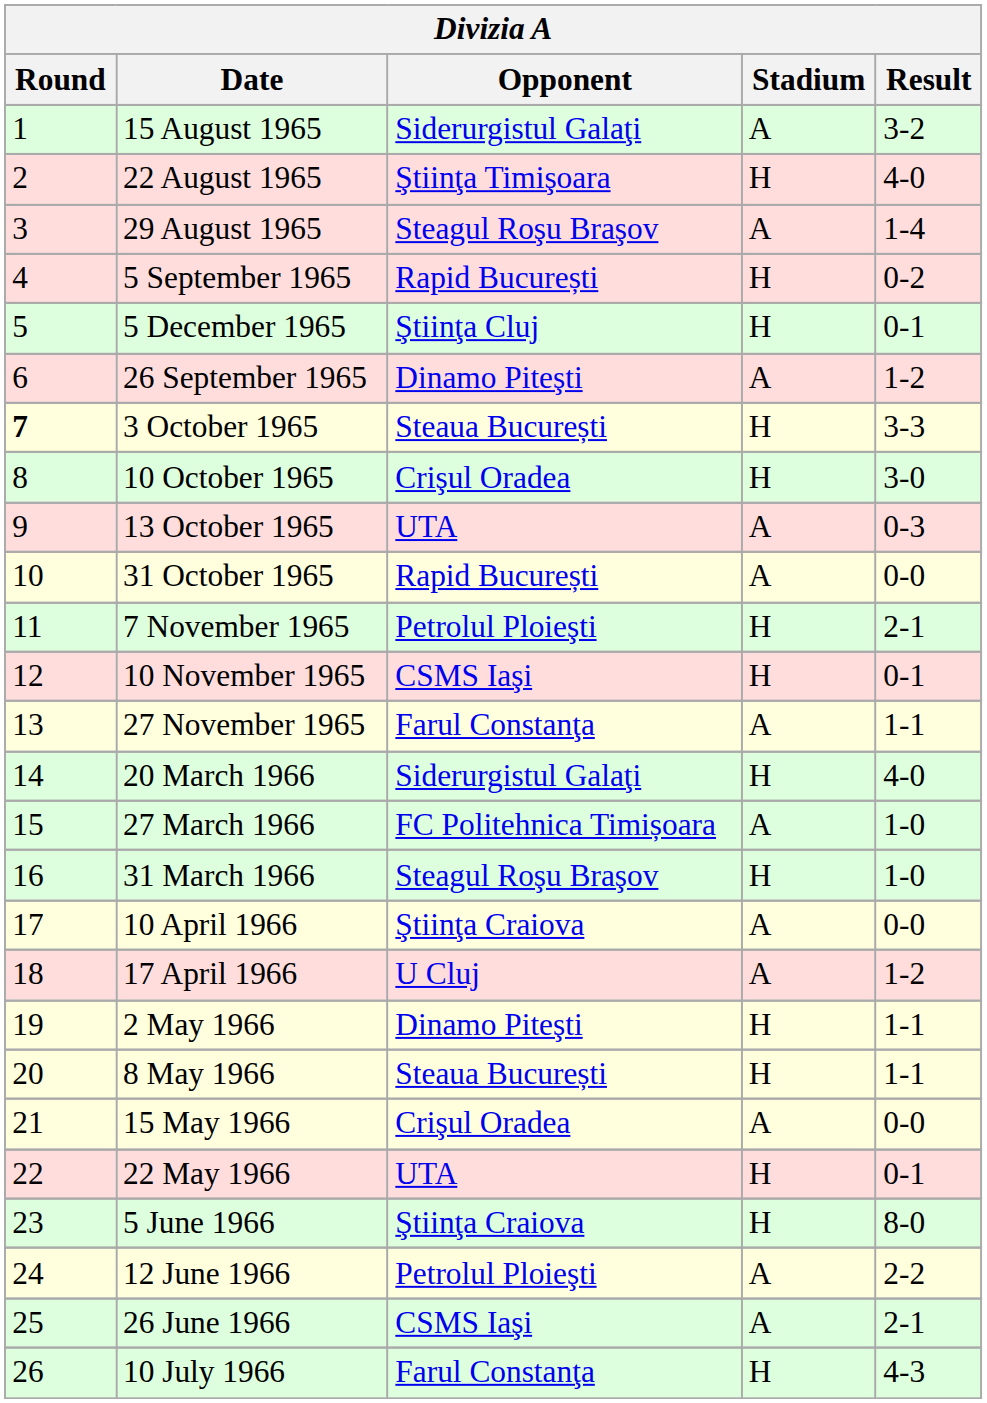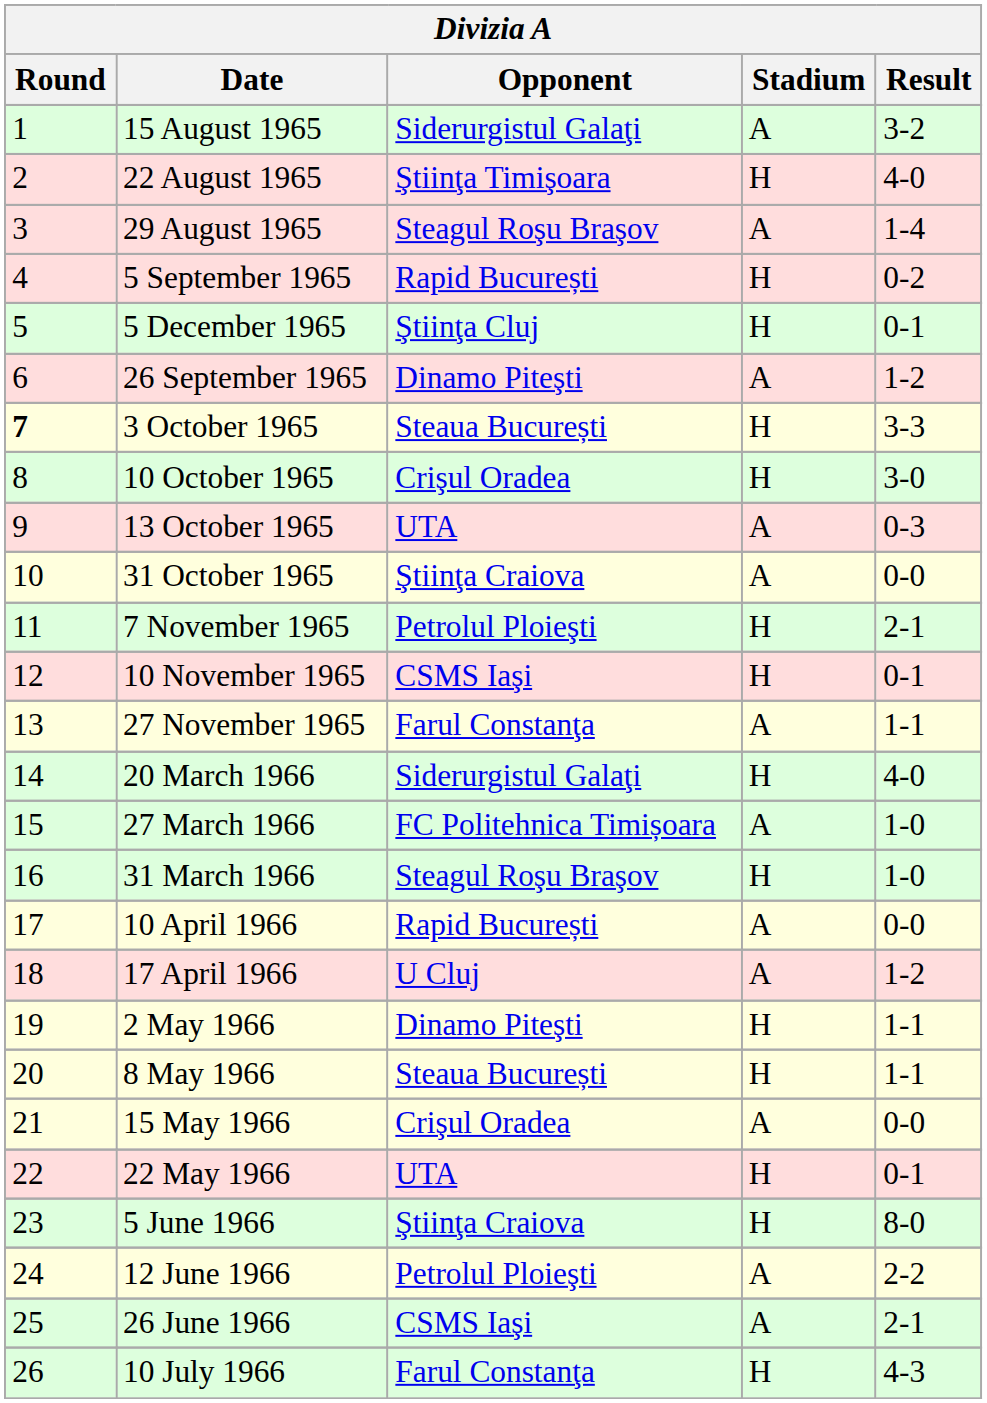(497, 576) Rapid București -> (490, 576) Ştiinţa Craiova
(490, 924) Ştiinţa Craiova -> (497, 924) Rapid București
